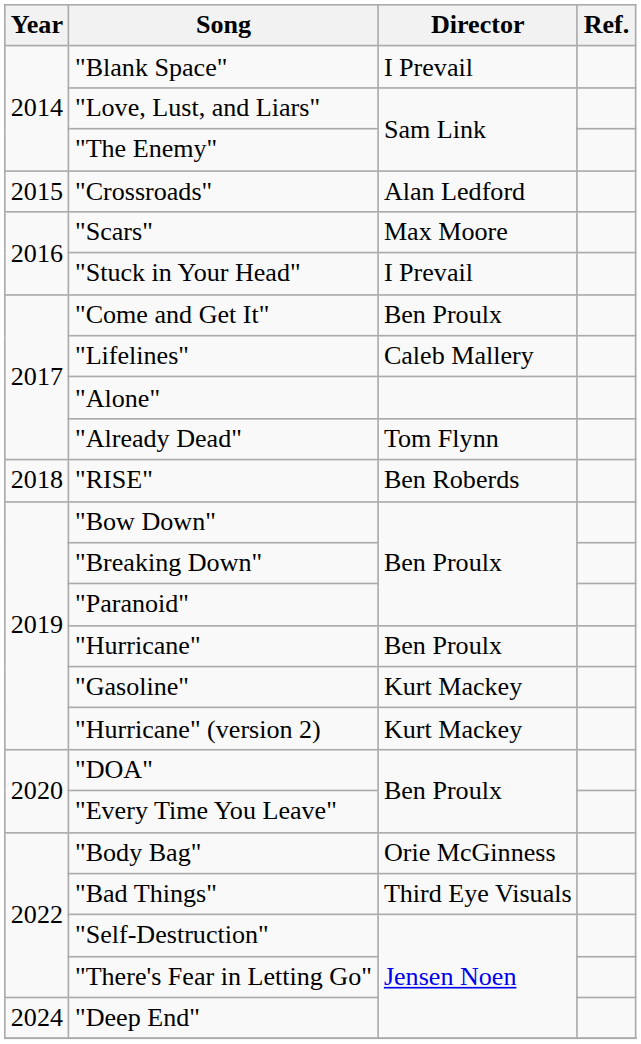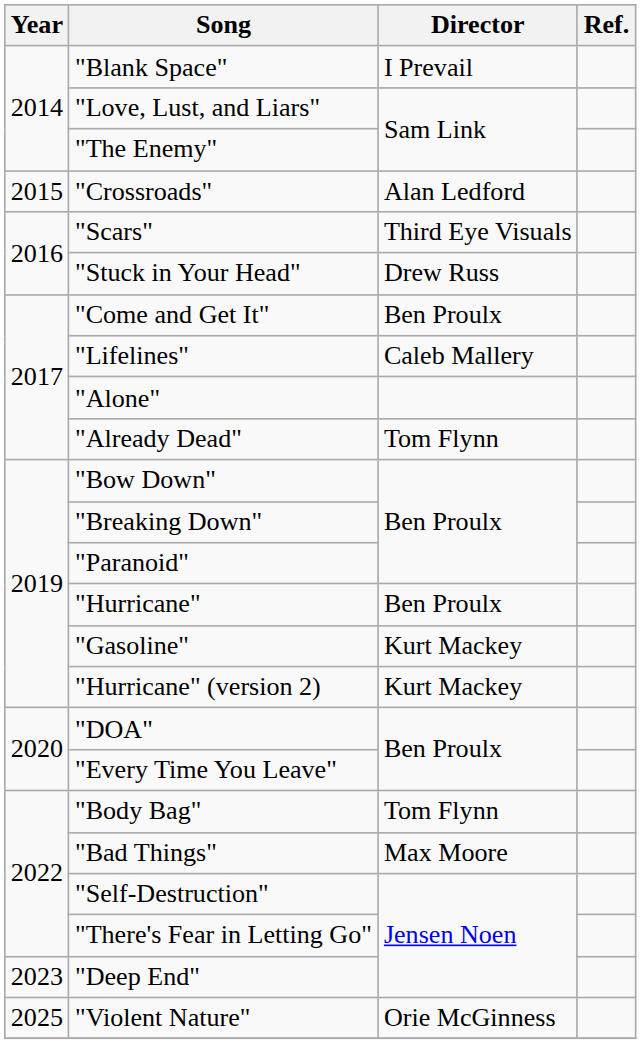(446, 231) Max Moore -> (478, 231) Third Eye Visuals
(428, 273) I Prevail -> (441, 273) Drew Russ
- row: (114, 480)
(470, 852) Orie McGinness -> (441, 811) Tom Flynn
(478, 893) Third Eye Visuals -> (446, 852) Max Moore
(37, 1017) 2024 -> (37, 976) 2023
+ row: (163, 1017)
